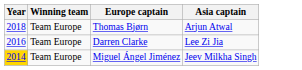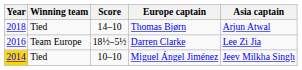+ column: (110, 12)
(56, 27) Team Europe -> (39, 27) Tied
(56, 57) Team Europe -> (39, 57) Tied
